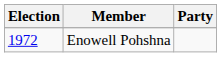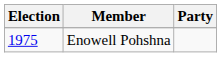(23, 39) 1972 -> (23, 39) 1975
